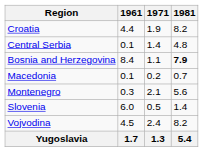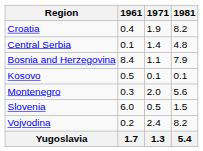(127, 29) 4.4 -> (127, 29) 0.4
(180, 60) bold -> (180, 60) normal
+ row: (24, 76)
- row: (32, 76)
(154, 91) 2.1 -> (154, 91) 2.0
(180, 107) 1.4 -> (180, 107) 1.5
(127, 123) 4.5 -> (127, 123) 0.2
